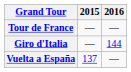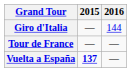rows swapped: (41, 43) <-> (41, 28)
(90, 59) normal -> (90, 59) bold
